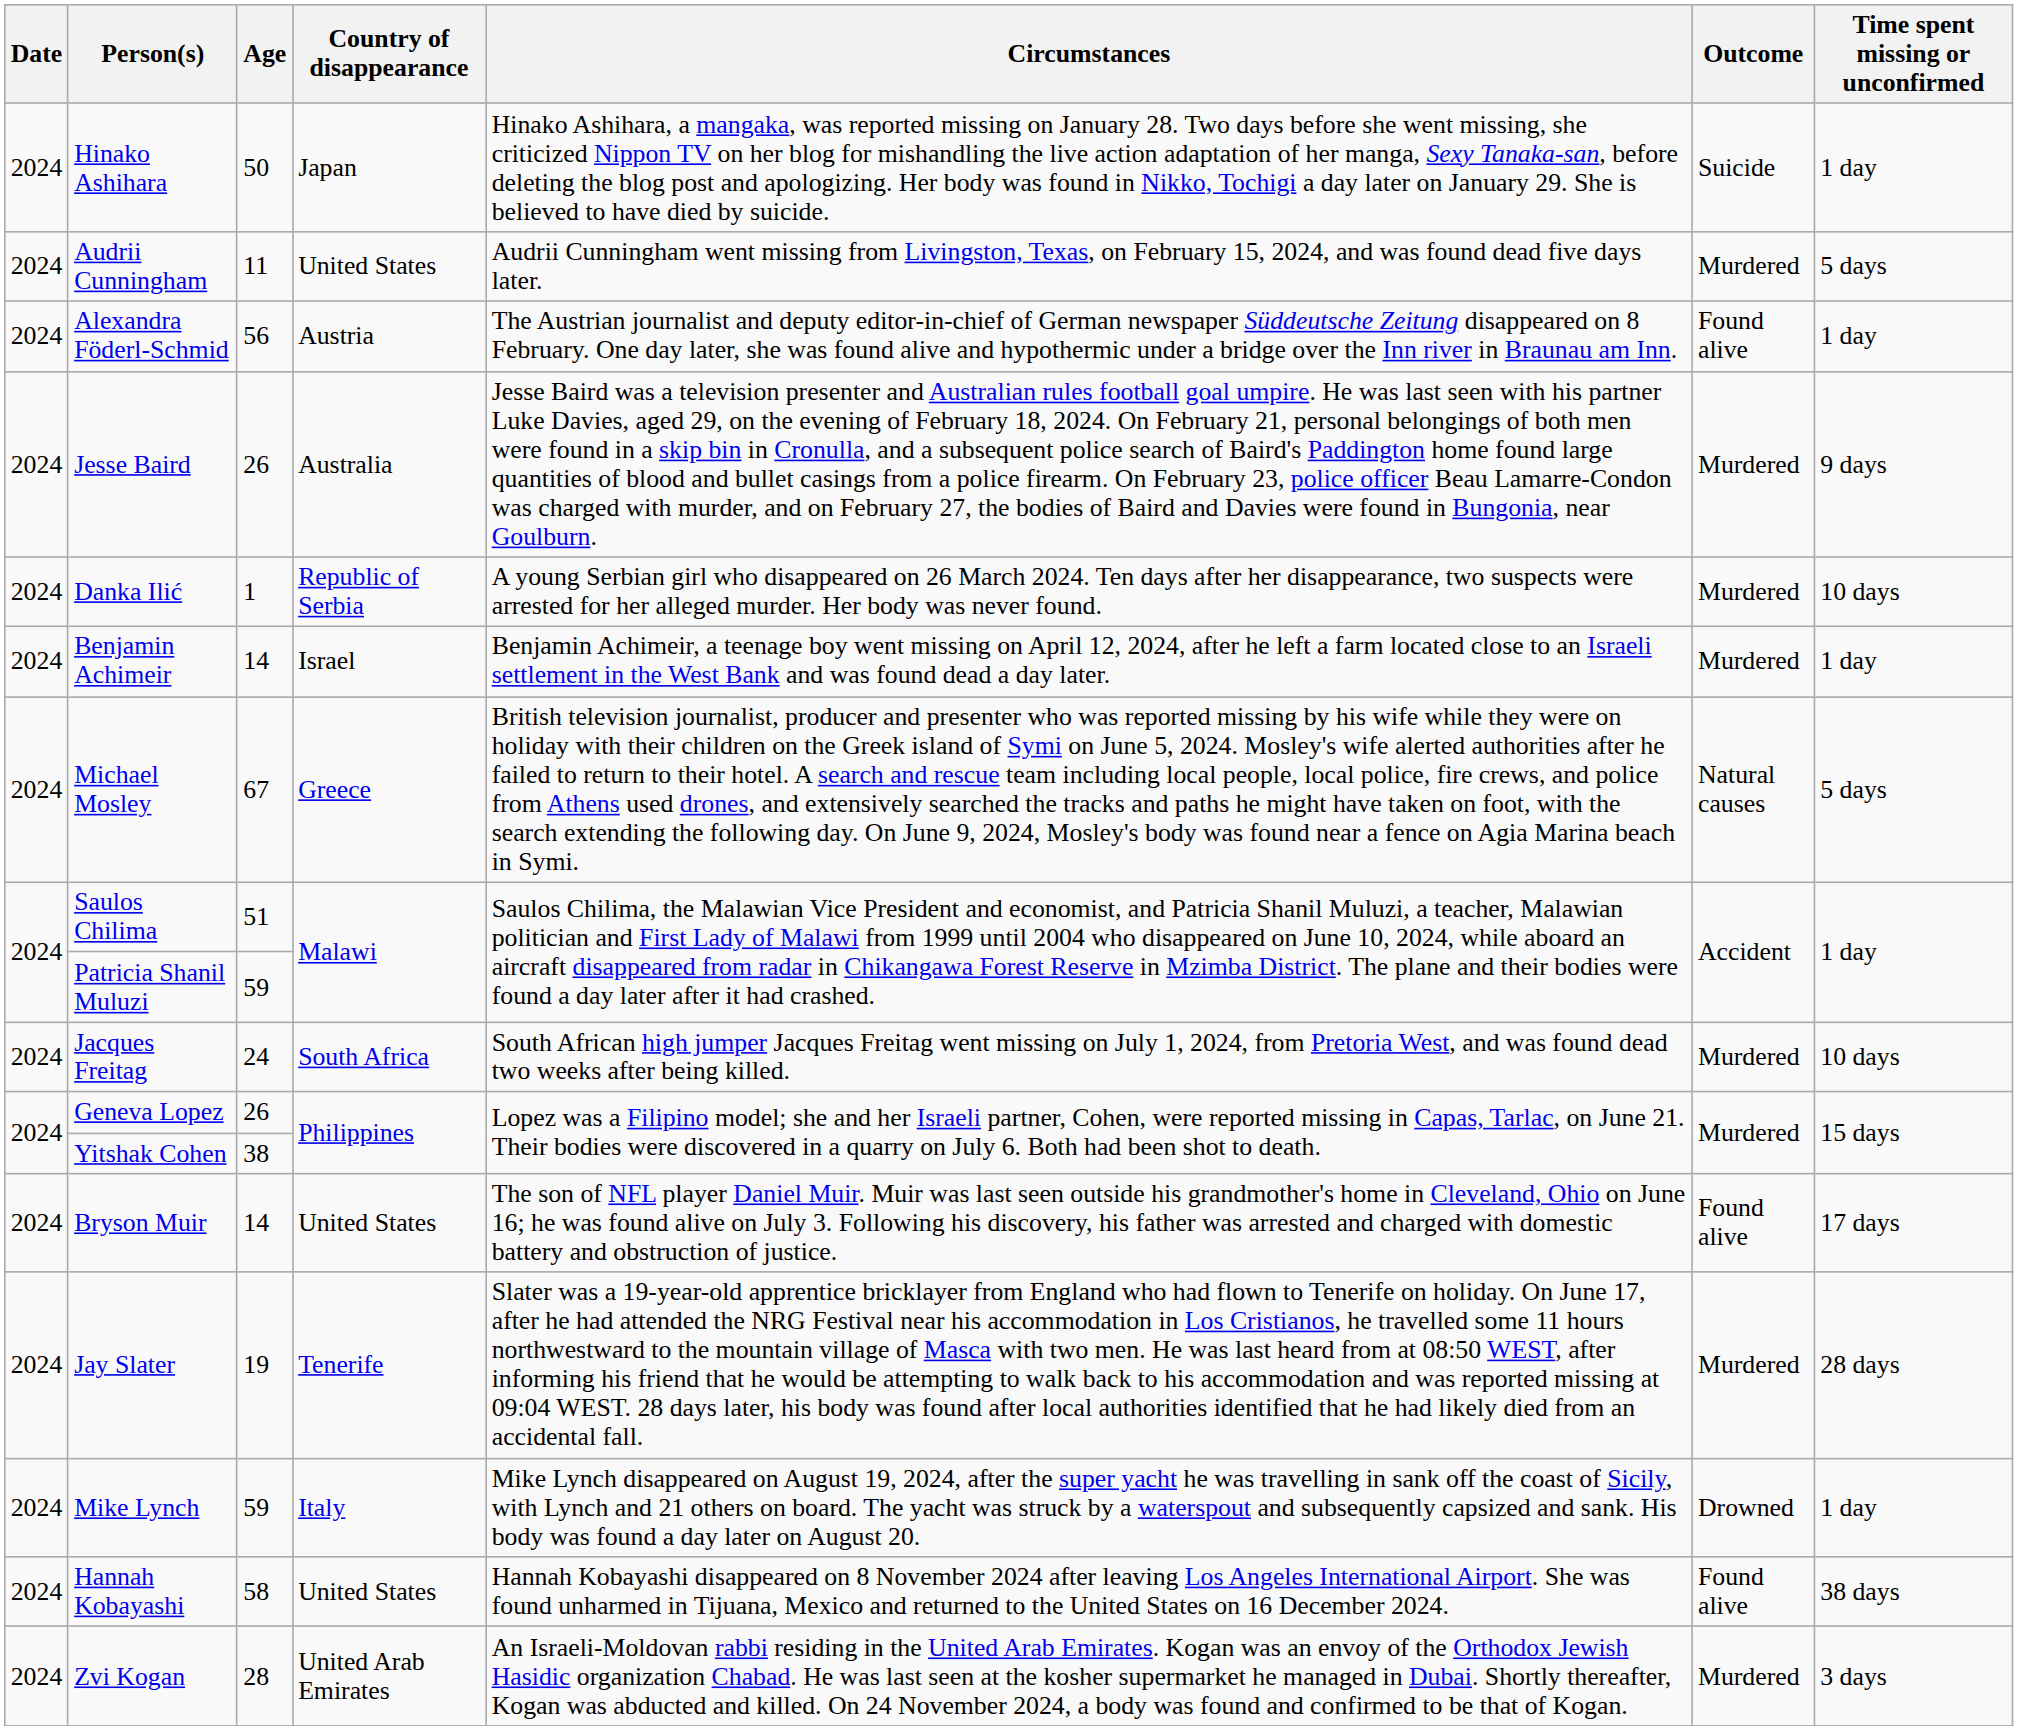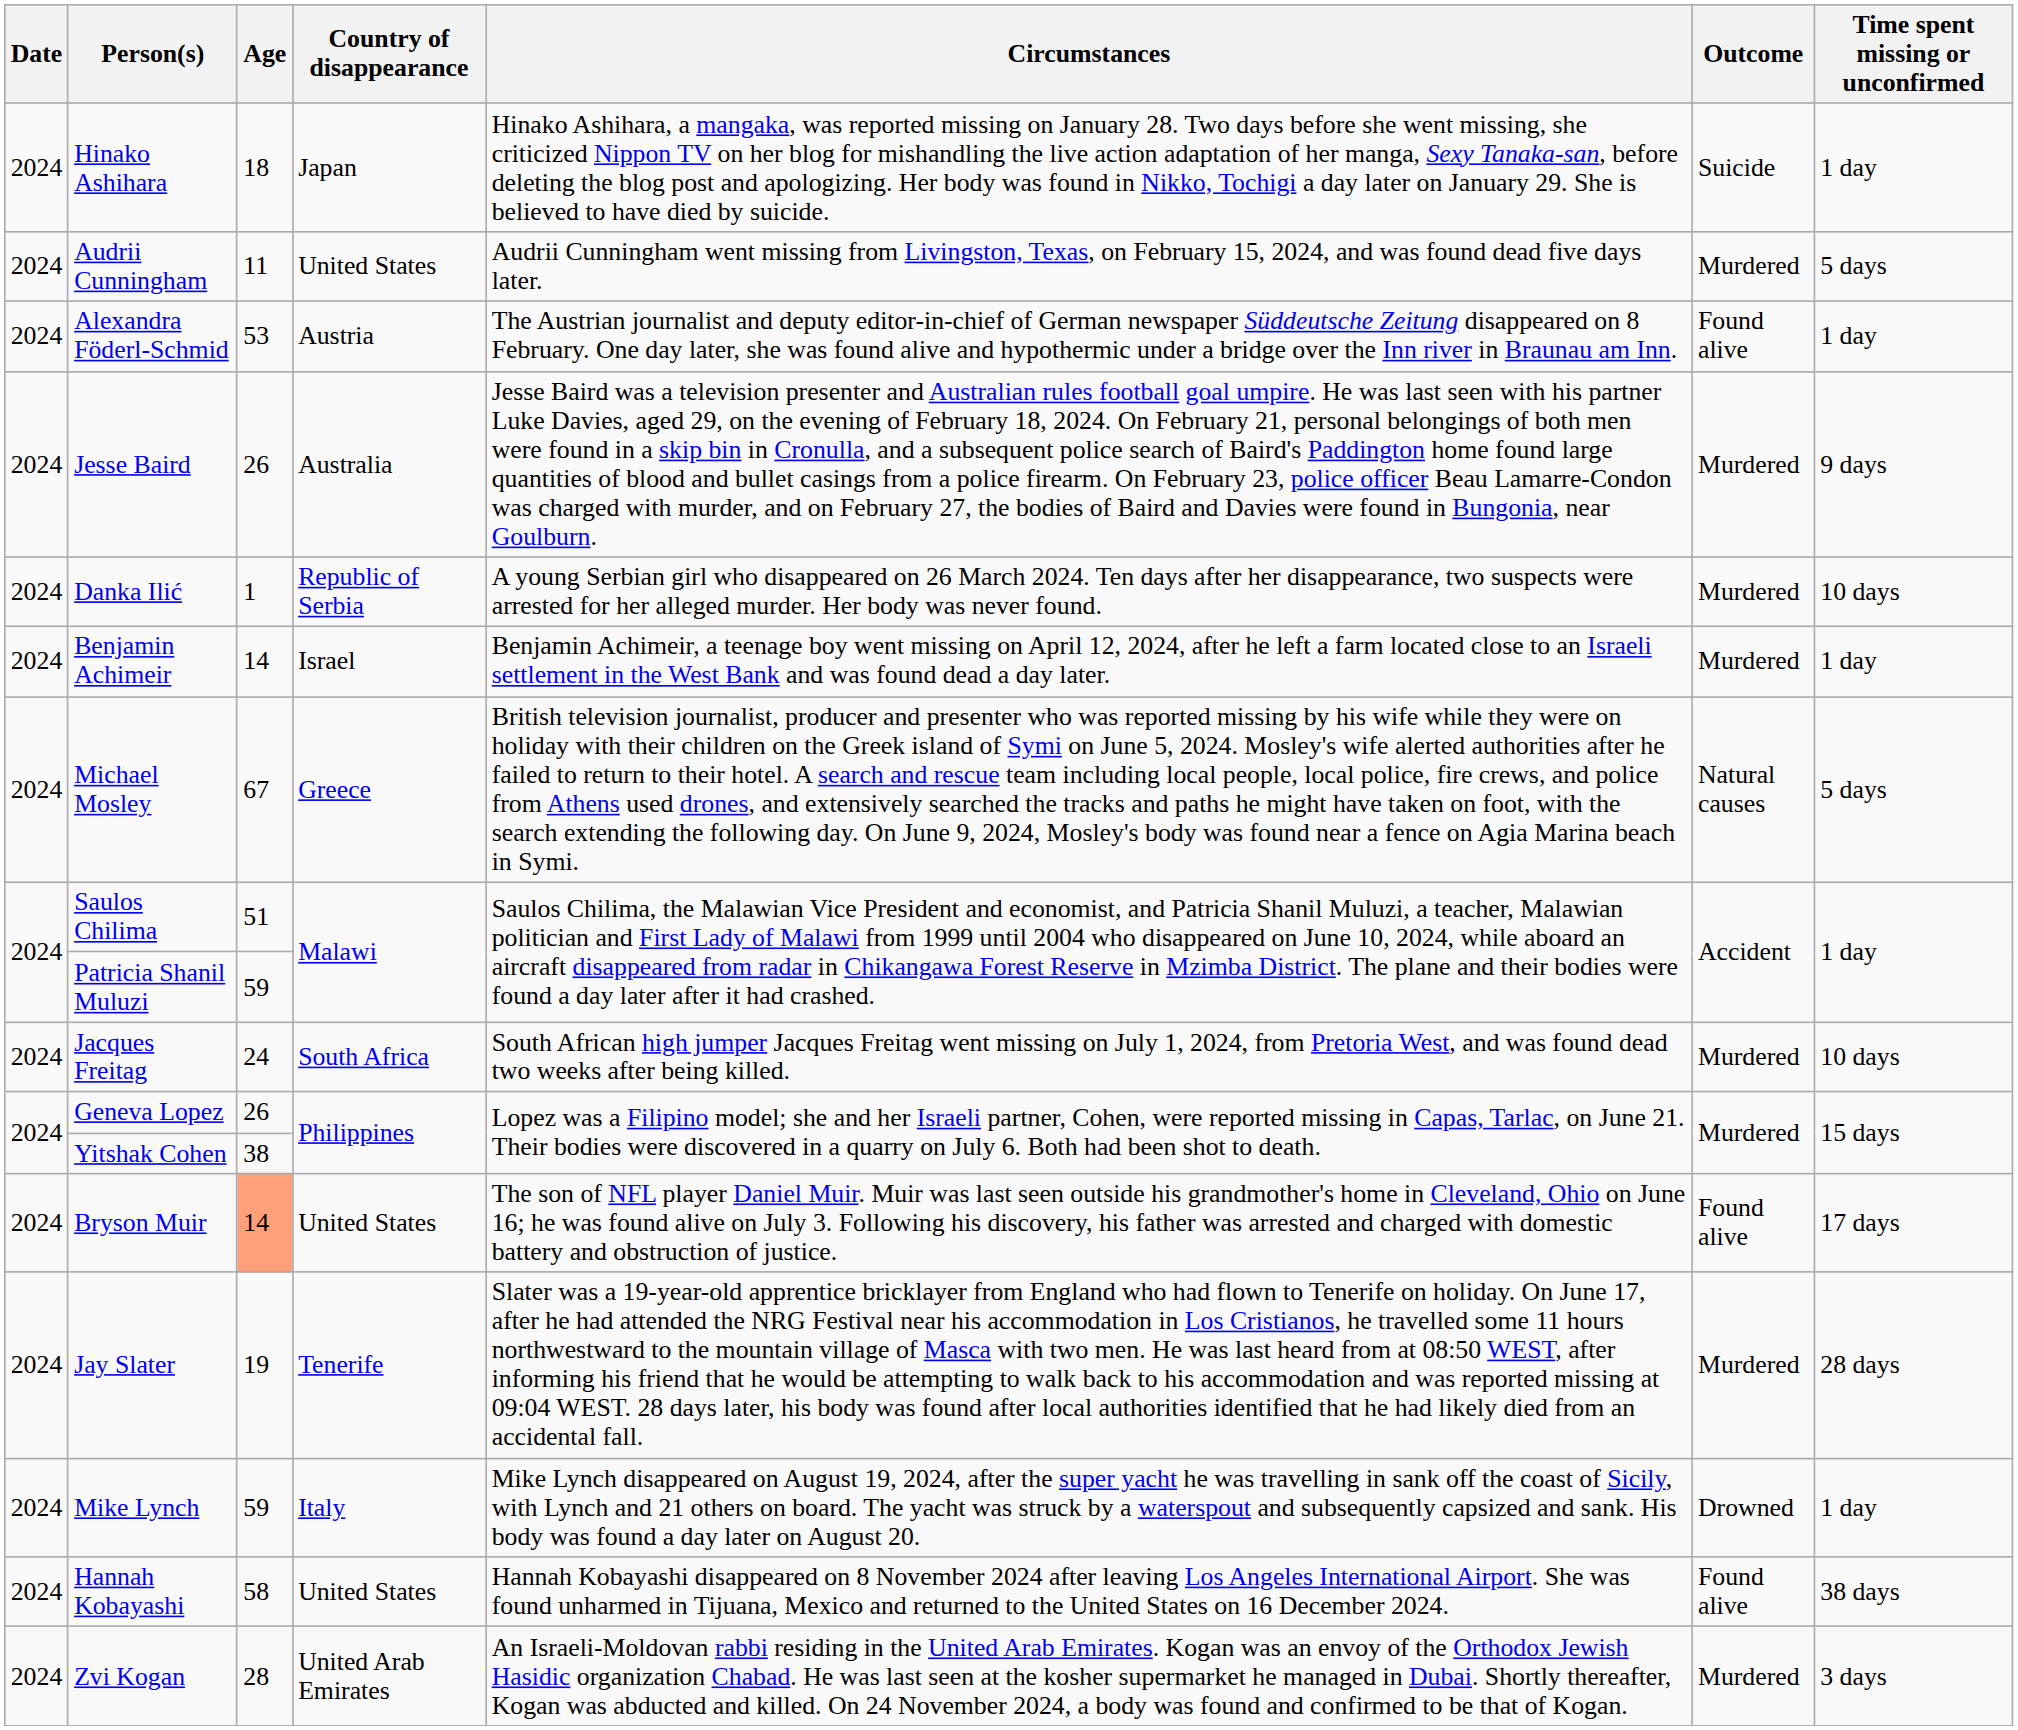(256, 167) 50 -> (256, 167) 18
(256, 335) 56 -> (256, 335) 53
(256, 1222) no background -> (256, 1222) lightsalmon background
